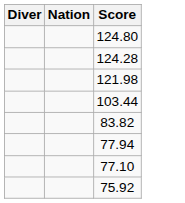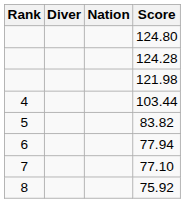+ column: (24, 15)
